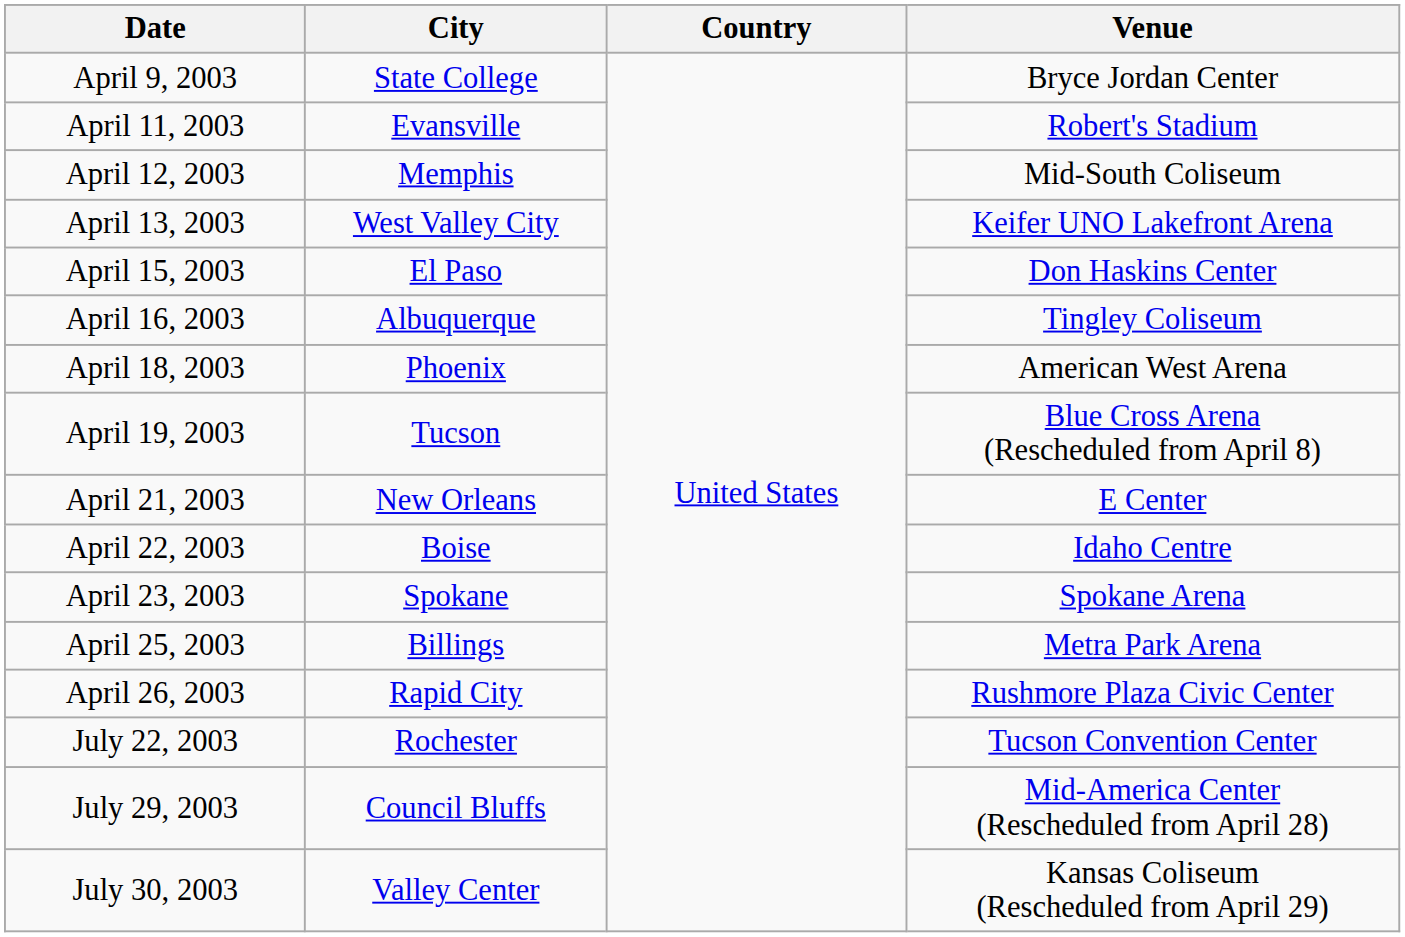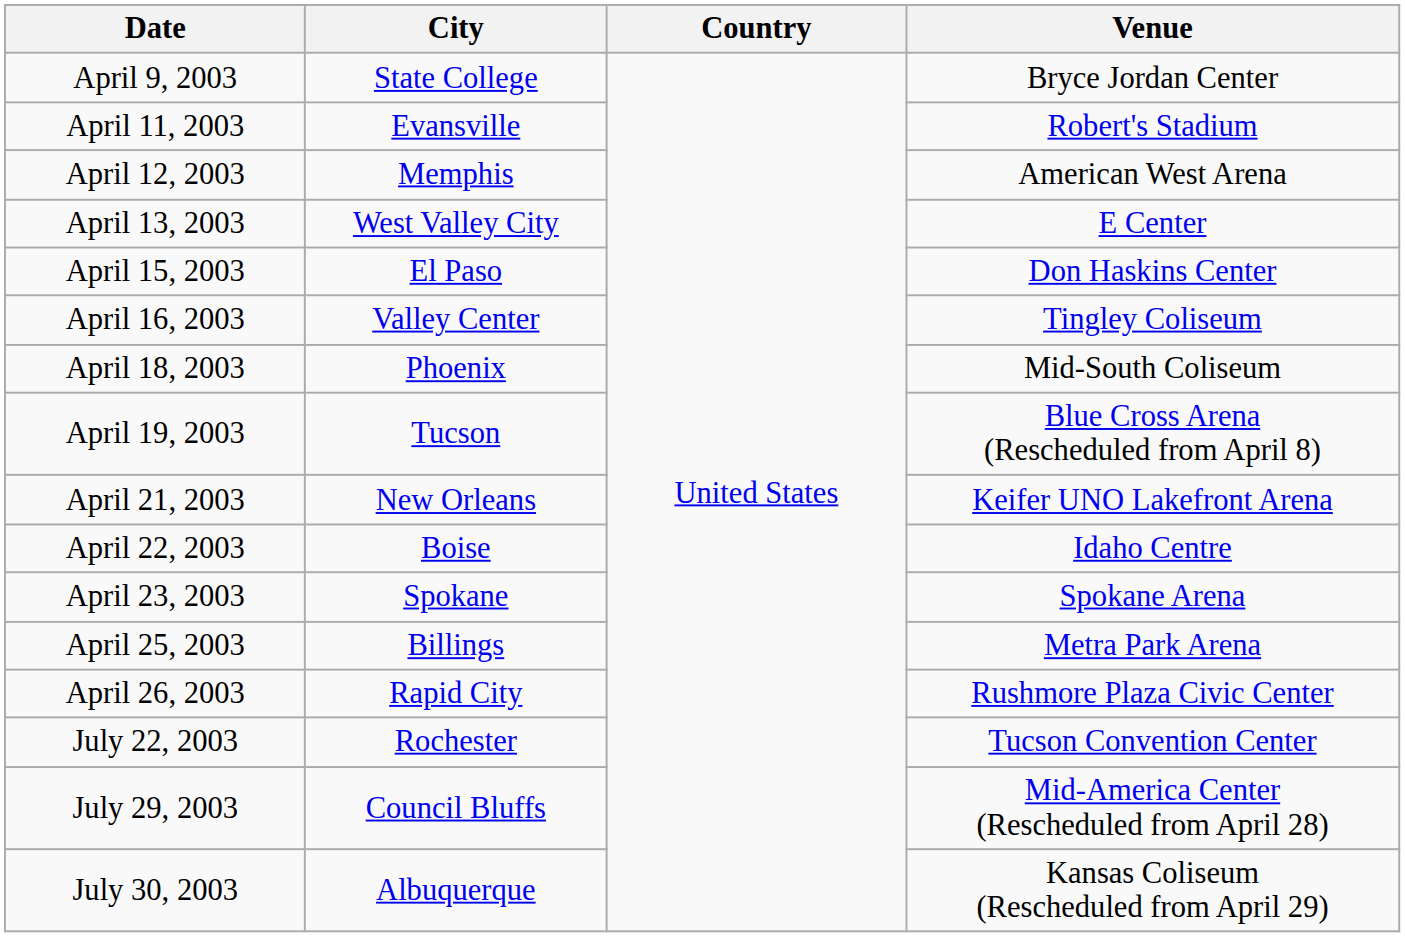(1153, 174) Mid-South Coliseum -> (1153, 174) American West Arena
(1153, 222) Keifer UNO Lakefront Arena -> (1152, 222) E Center
(456, 319) Albuquerque -> (456, 319) Valley Center
(1153, 367) American West Arena -> (1153, 367) Mid-South Coliseum
(1152, 499) E Center -> (1153, 499) Keifer UNO Lakefront Arena
(456, 890) Valley Center -> (456, 890) Albuquerque
